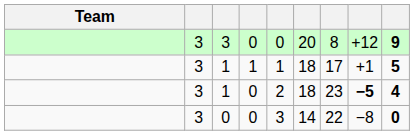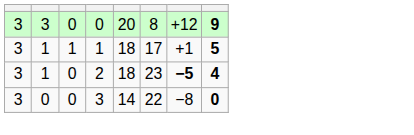- column: (95, 17)
